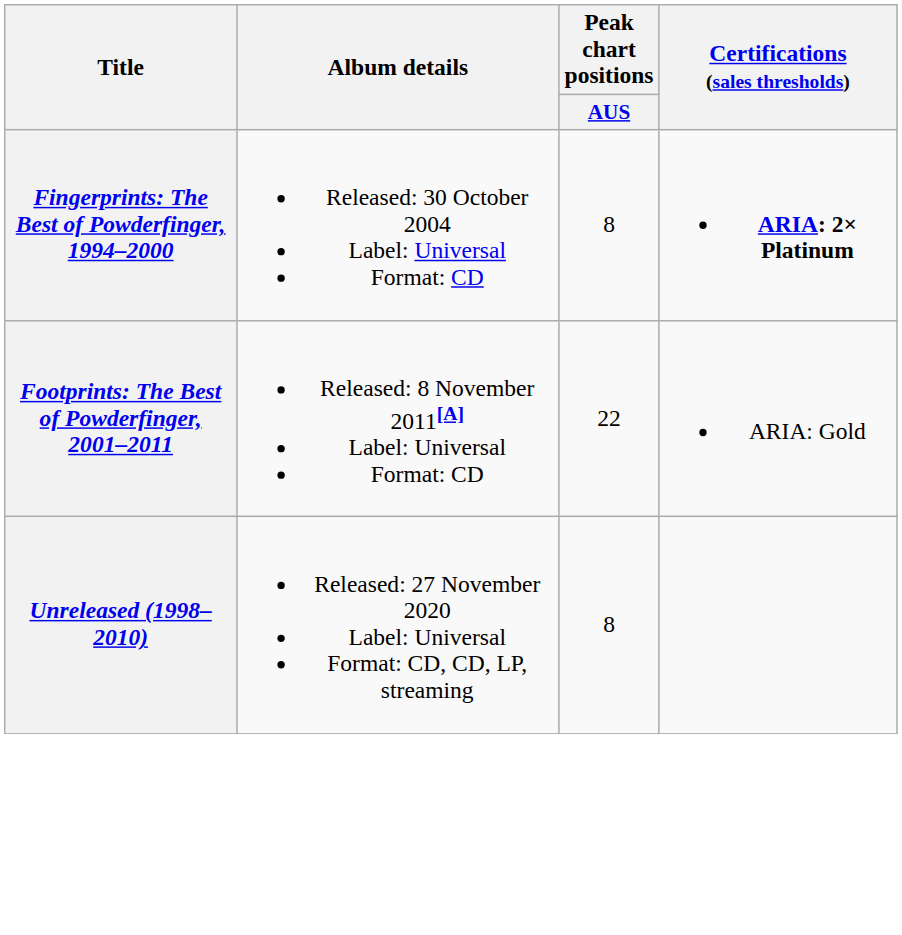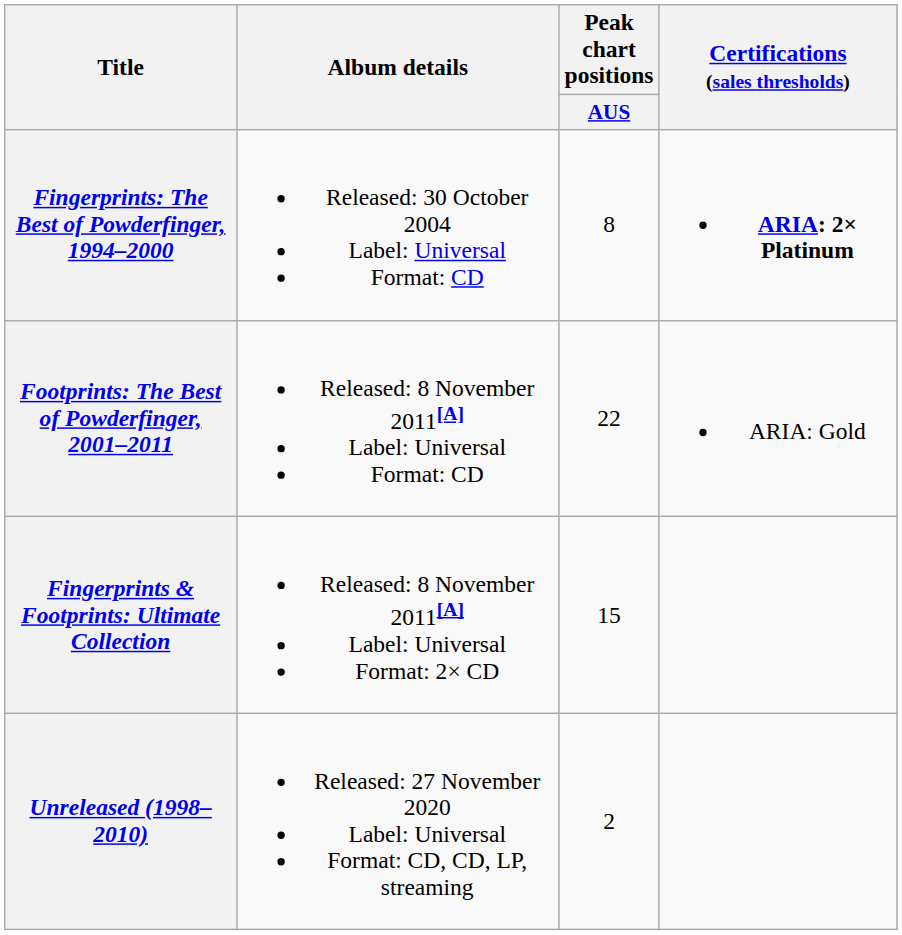+ row: (121, 614)
(609, 624) 8 -> (609, 821) 2
